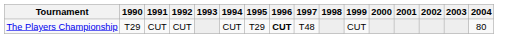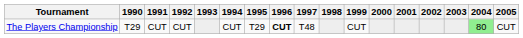+ column: (506, 12)
(481, 27) no background -> (481, 27) lightgreen background
